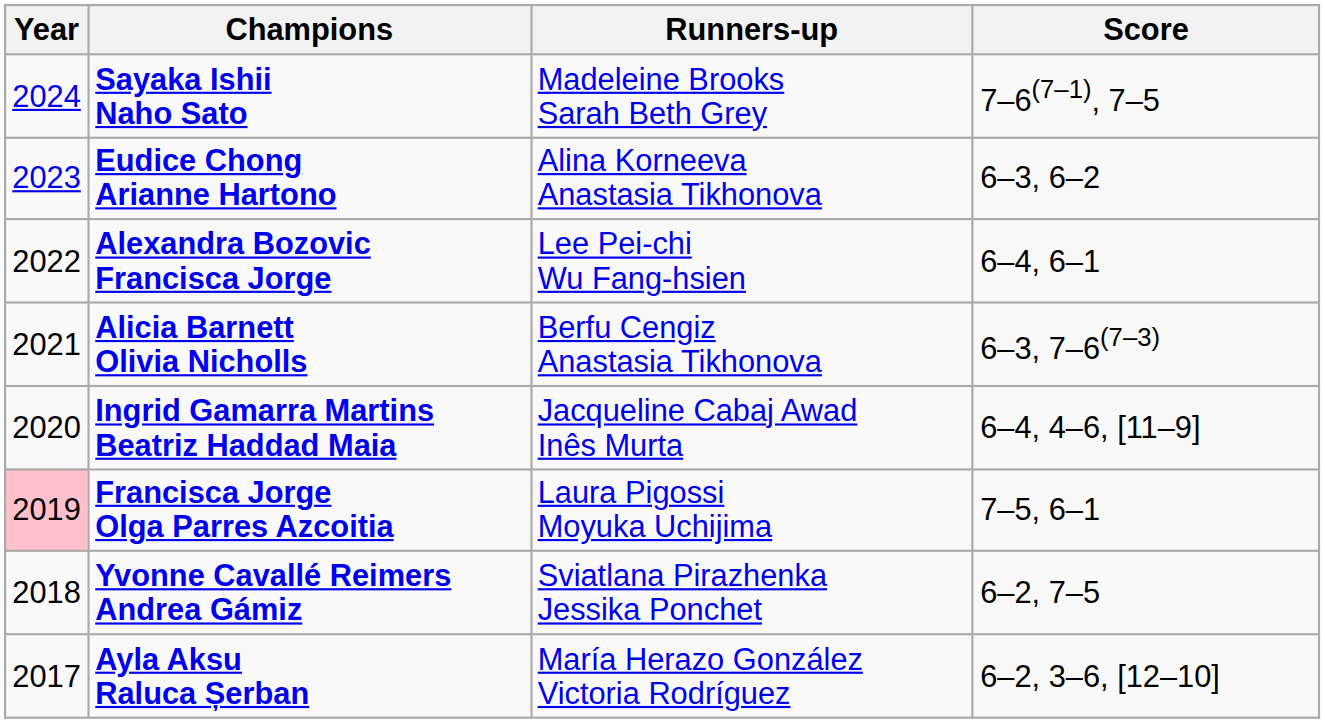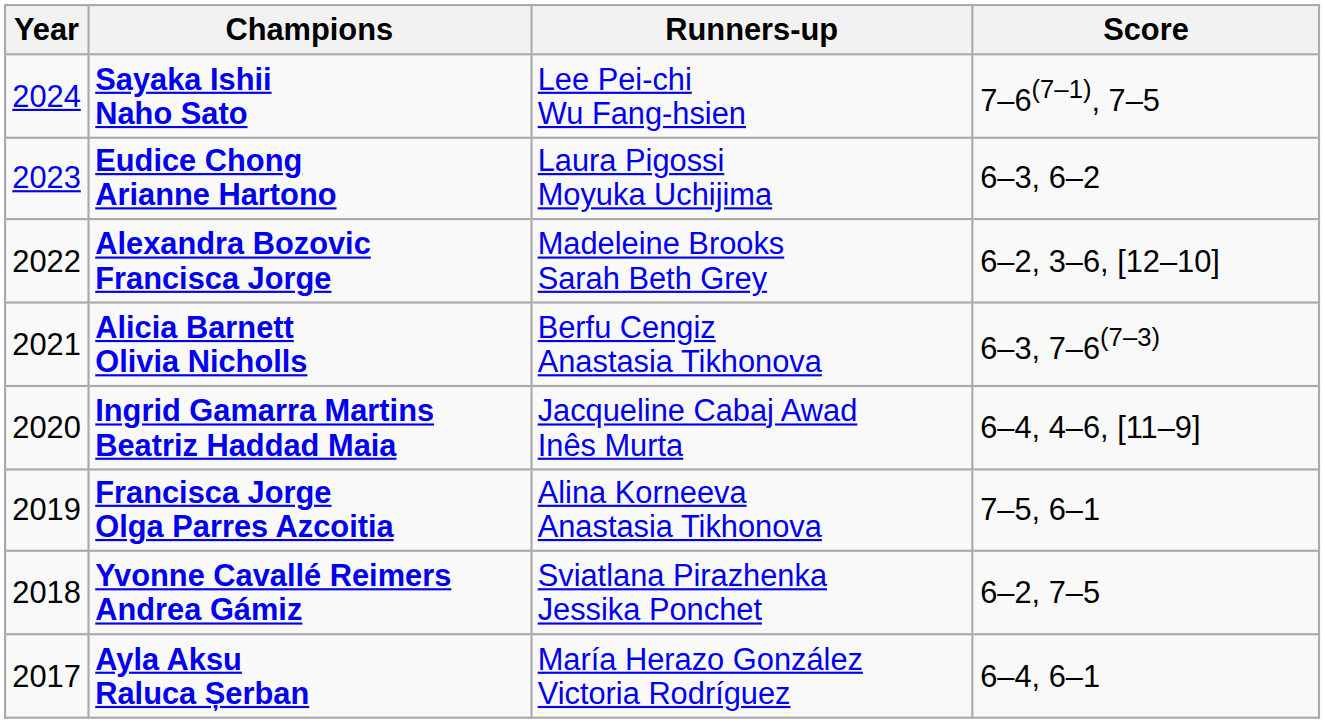(661, 96) Madeleine Brooks Sarah Beth Grey -> (642, 96) Lee Pei-chi Wu Fang-hsien
(680, 179) Alina Korneeva Anastasia Tikhonova -> (655, 179) Laura Pigossi Moyuka Uchijima
(642, 261) Lee Pei-chi Wu Fang-hsien -> (661, 261) Madeleine Brooks Sarah Beth Grey
(1040, 261) 6–4, 6–1 -> (1100, 261) 6–2, 3–6, [12–10]
(47, 510) pink background -> (47, 510) no background
(655, 510) Laura Pigossi Moyuka Uchijima -> (680, 510) Alina Korneeva Anastasia Tikhonova
(1100, 676) 6–2, 3–6, [12–10] -> (1040, 676) 6–4, 6–1
